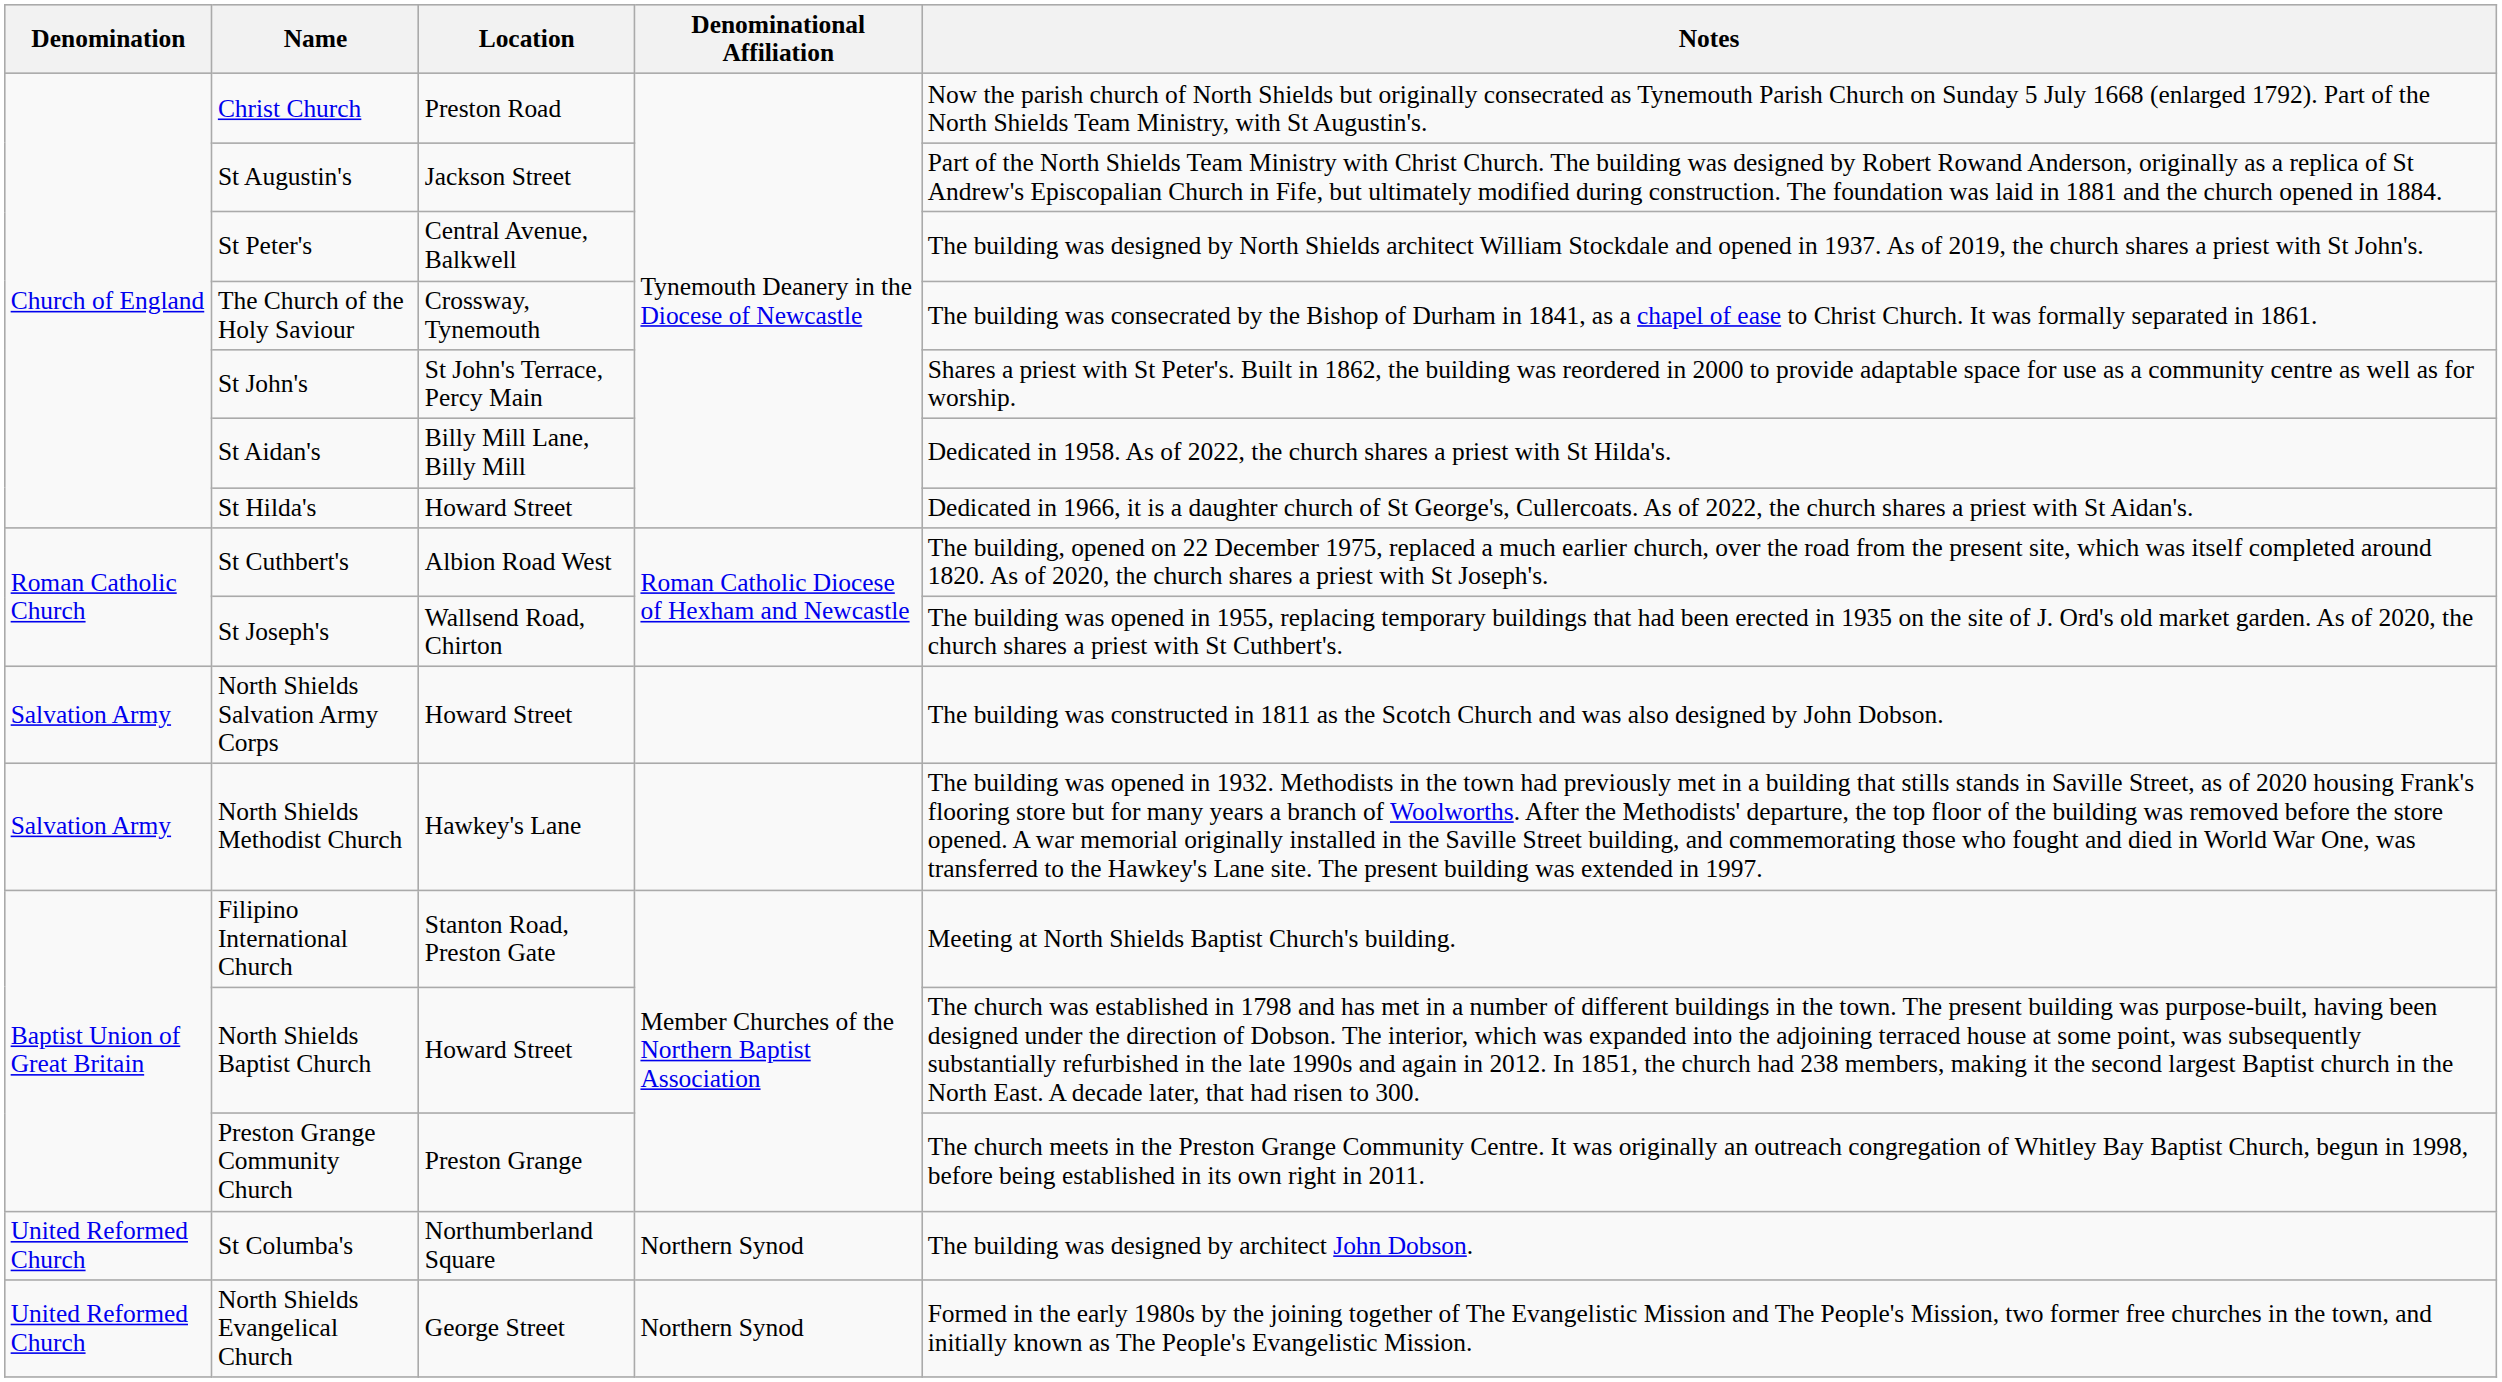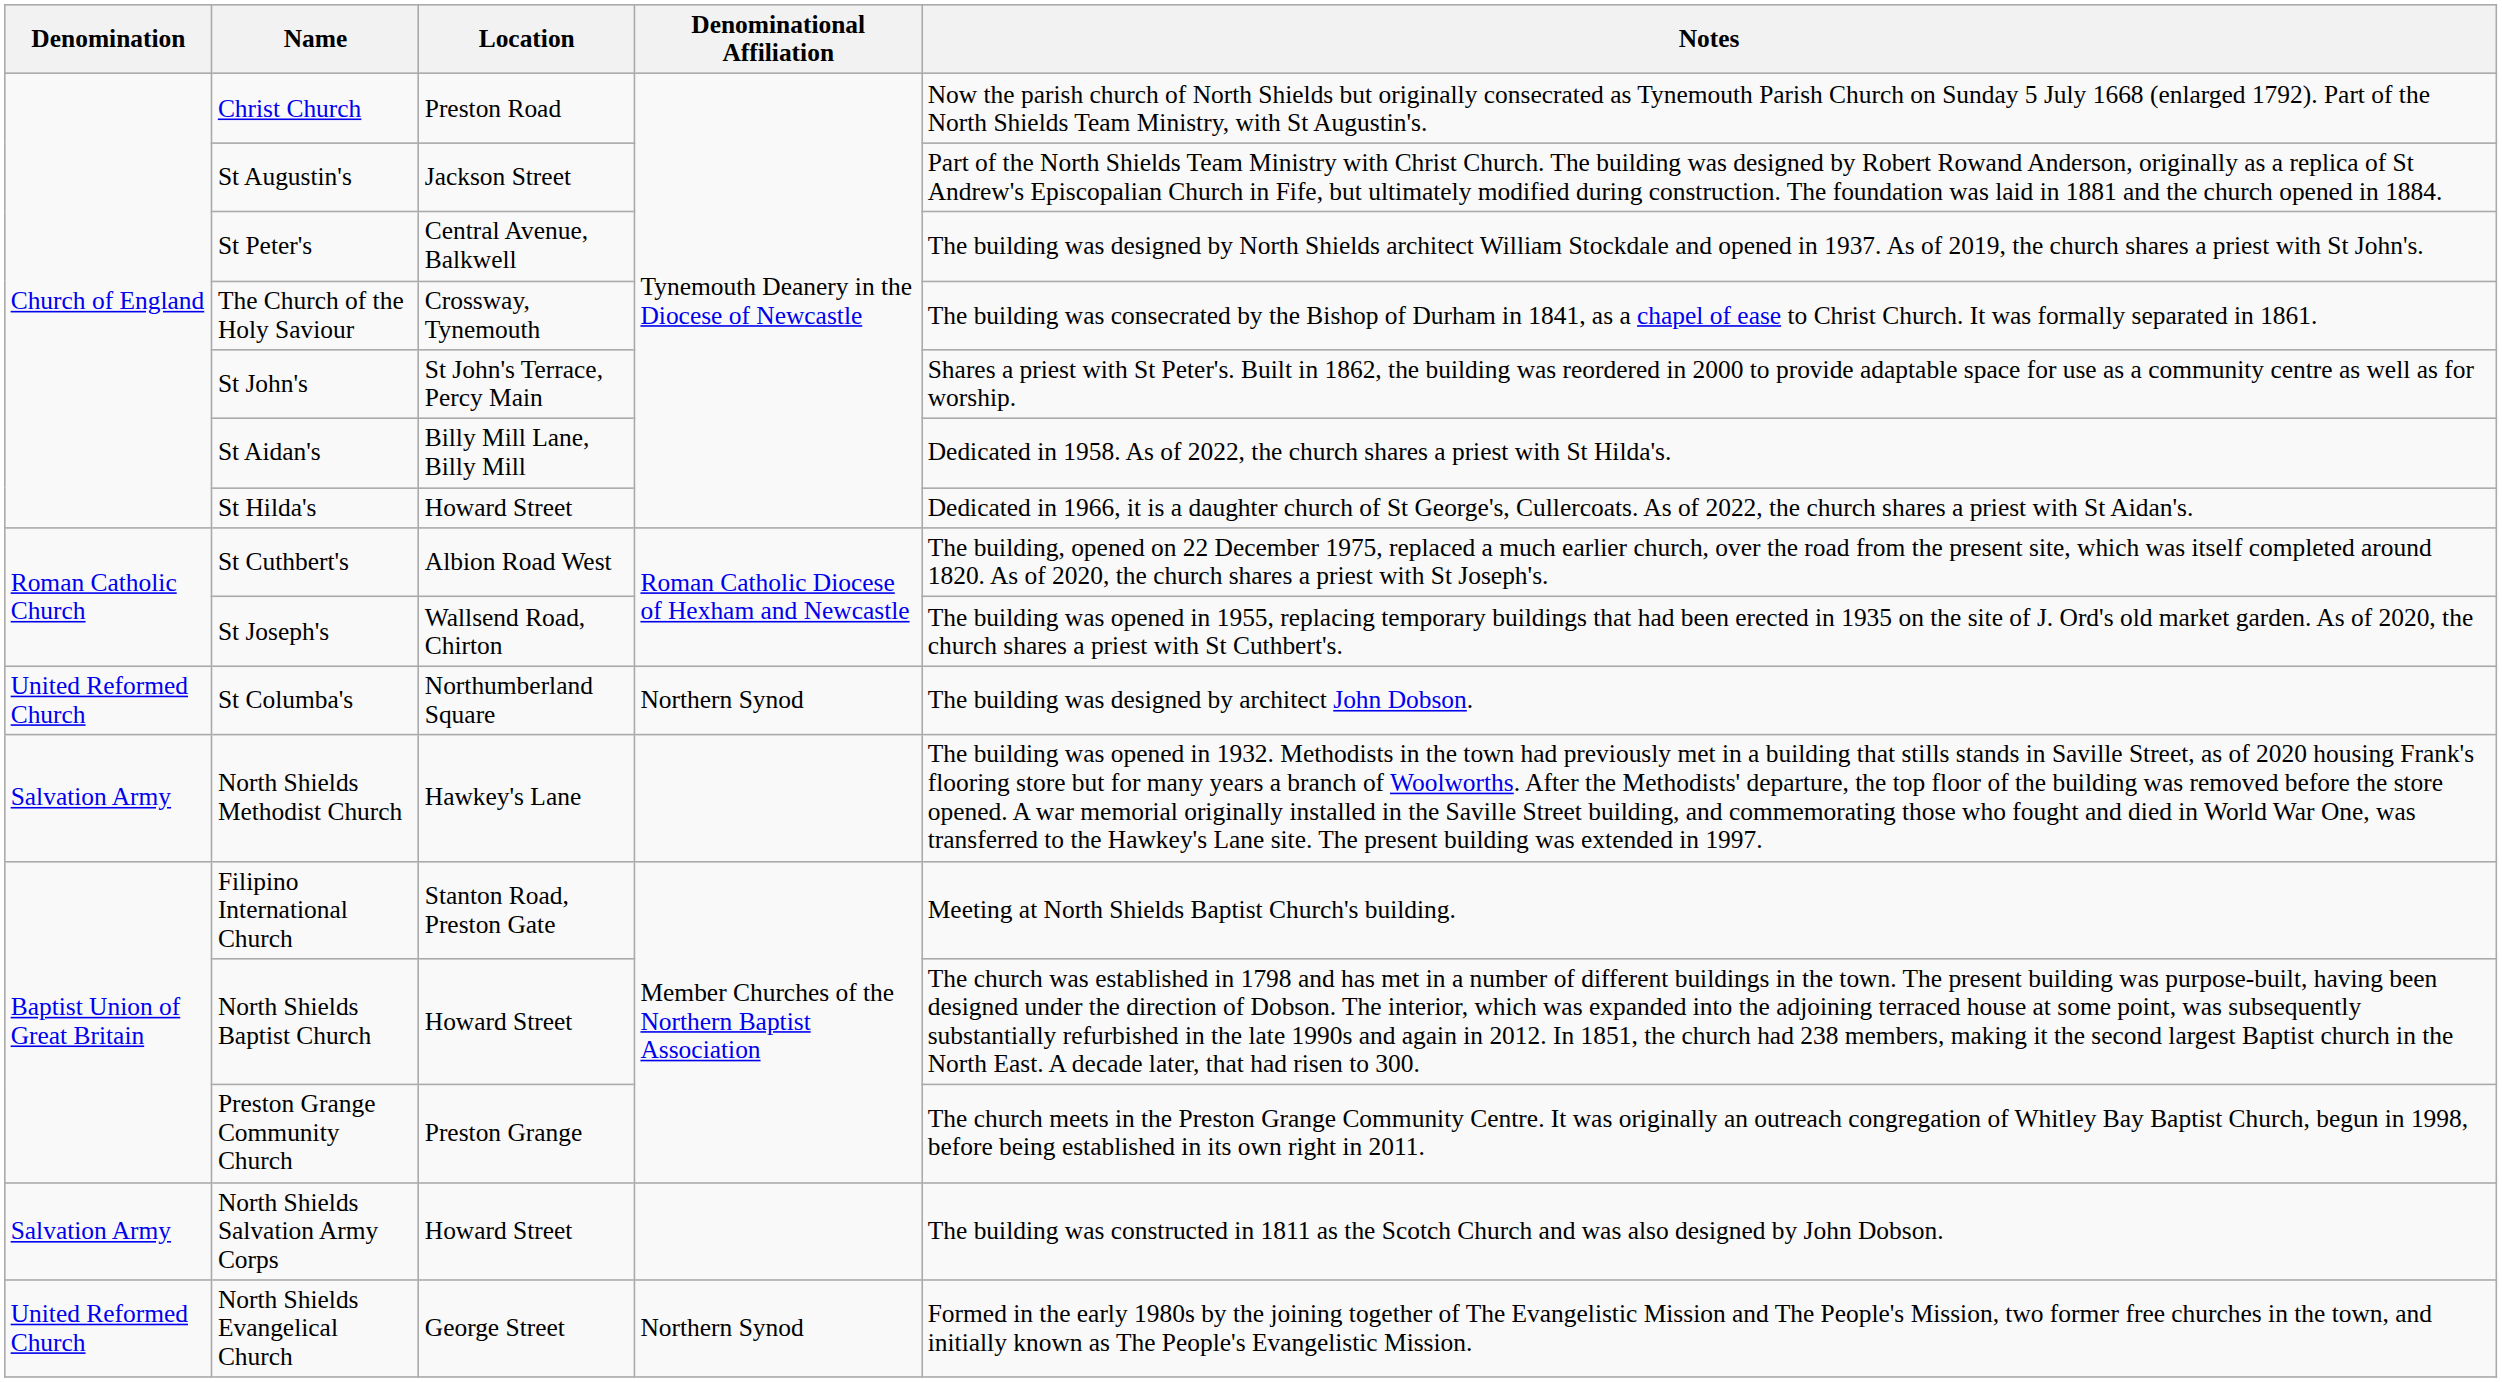rows swapped: (286, 1245) <-> (298, 714)
